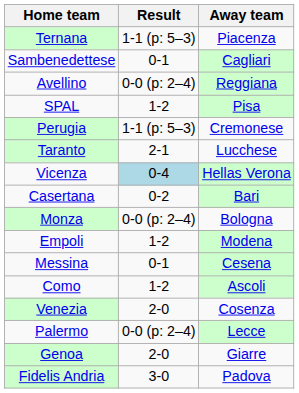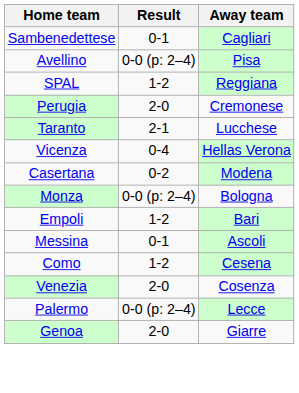- row: (62, 38)
(246, 83) Reggiana -> (246, 60) Pisa
(246, 106) Pisa -> (246, 83) Reggiana
(159, 128) 1-1 (p: 5–3) -> (159, 106) 2-0
(159, 173) lightblue background -> (159, 151) no background
(246, 196) Bari -> (246, 173) Modena
(246, 241) Modena -> (246, 219) Bari
(246, 264) Cesena -> (246, 241) Ascoli
(246, 286) Ascoli -> (246, 264) Cesena
- row: (62, 377)
